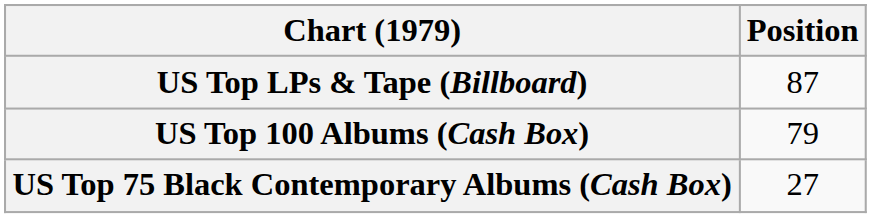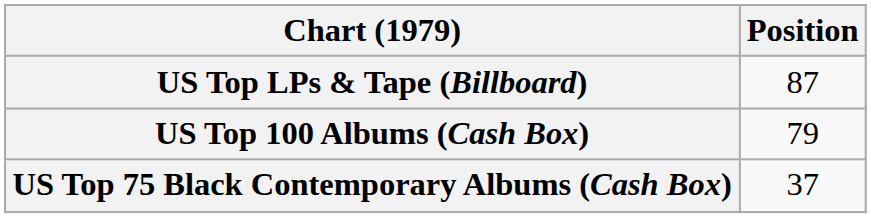(803, 184) 27 -> (803, 184) 37
